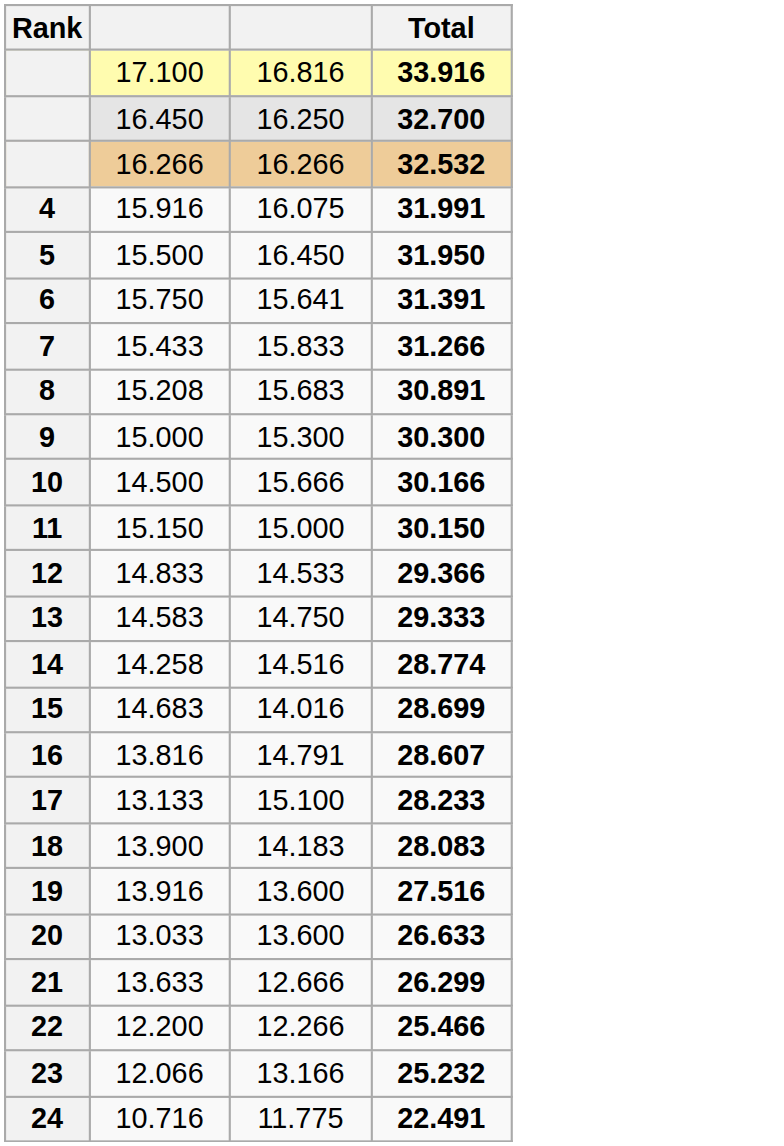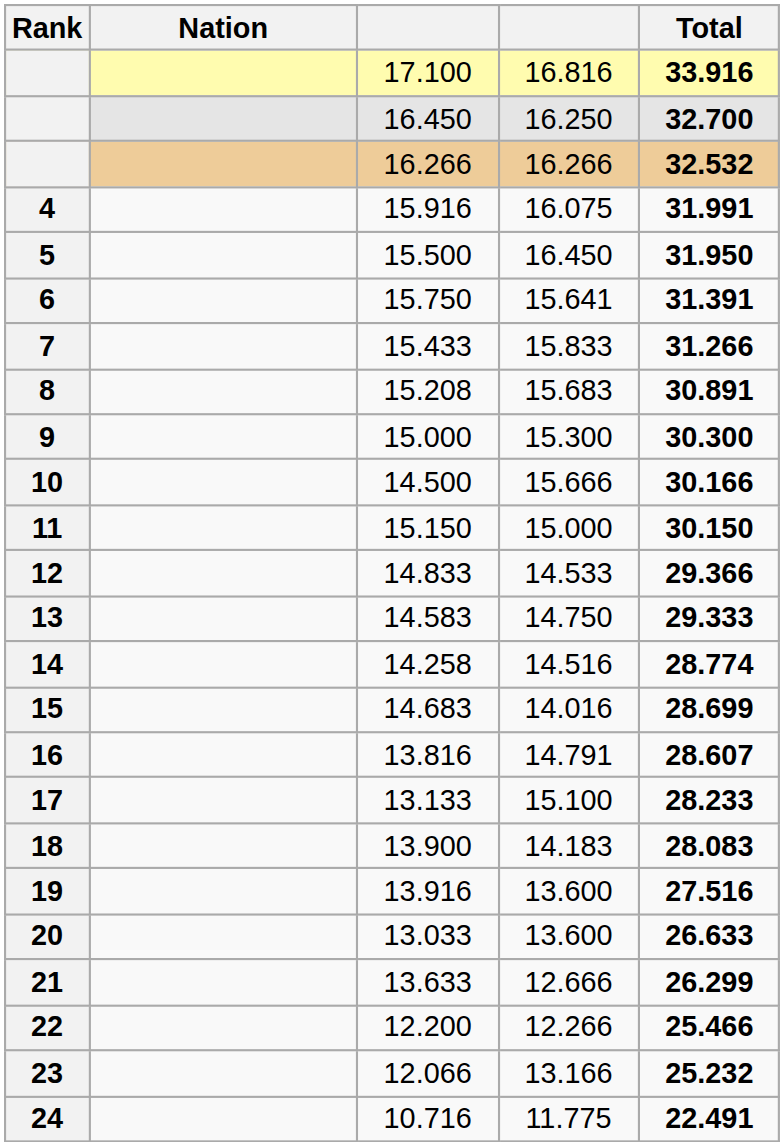+ column: (223, 27)
